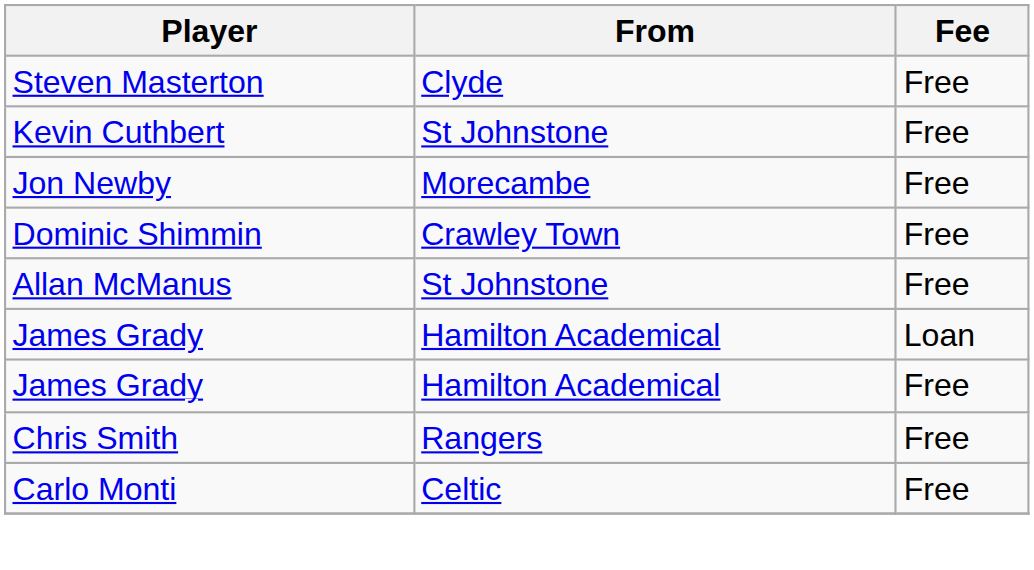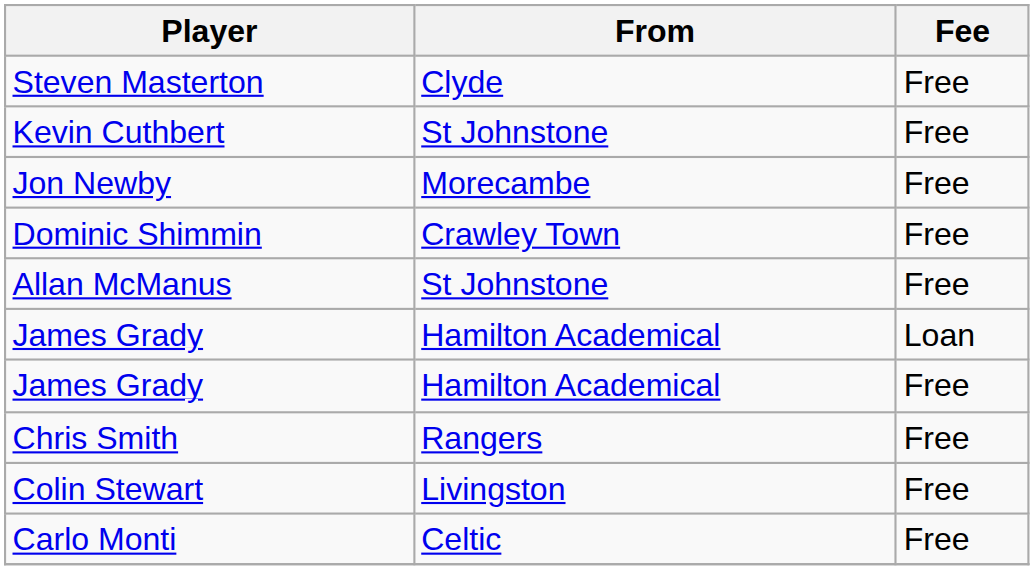+ row: (108, 488)
